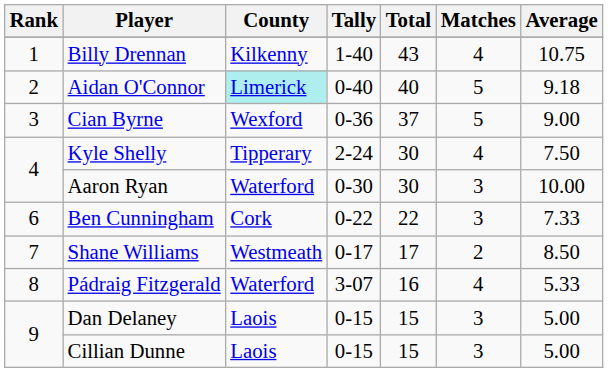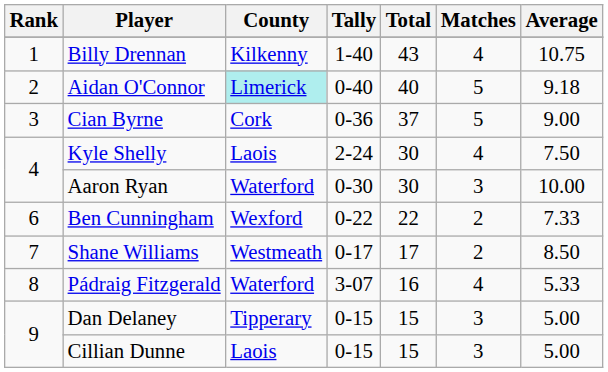(266, 119) Wexford -> (251, 119) Cork
(271, 152) Tipperary -> (253, 152) Laois
(251, 218) Cork -> (266, 218) Wexford
(478, 218) 3 -> (478, 218) 2
(253, 317) Laois -> (271, 317) Tipperary
